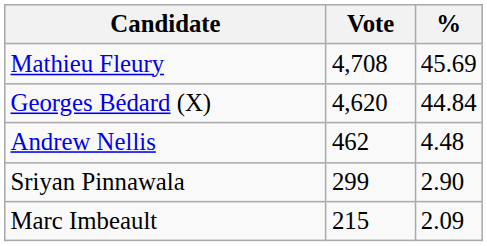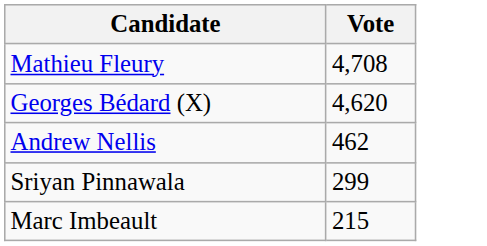- column: (449, 24)
